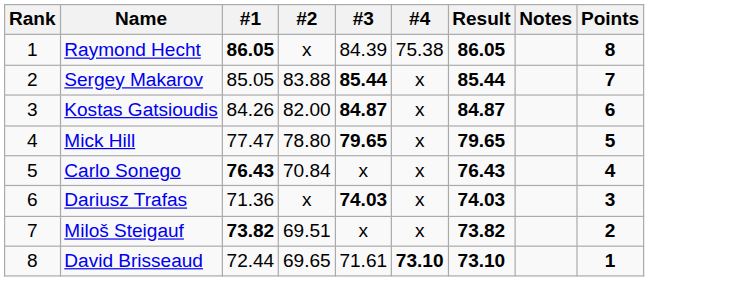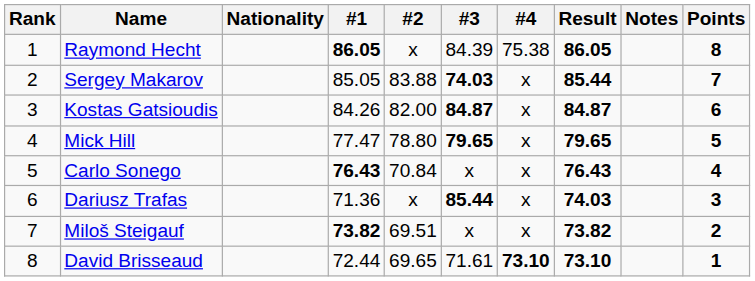+ column: (275, 19)
(363, 79) 85.44 -> (469, 79) 74.03
(363, 200) 74.03 -> (469, 200) 85.44
